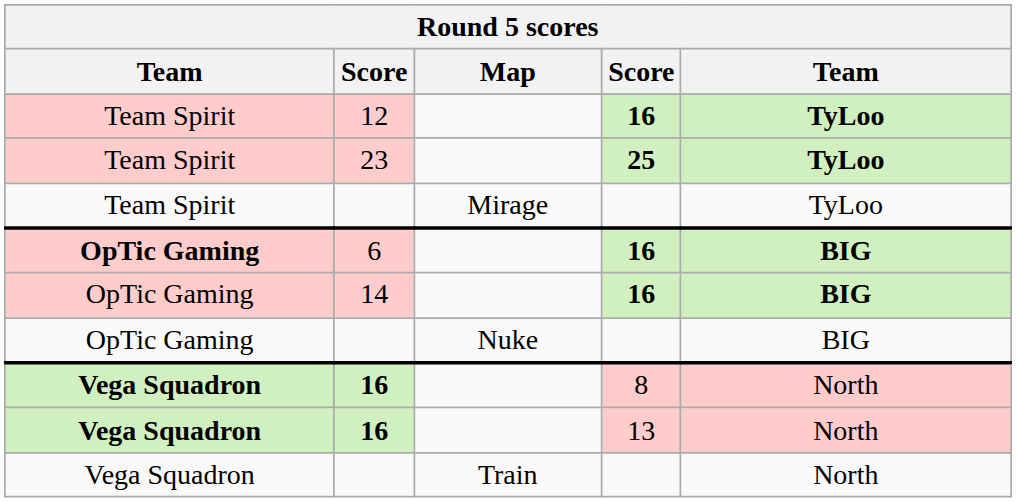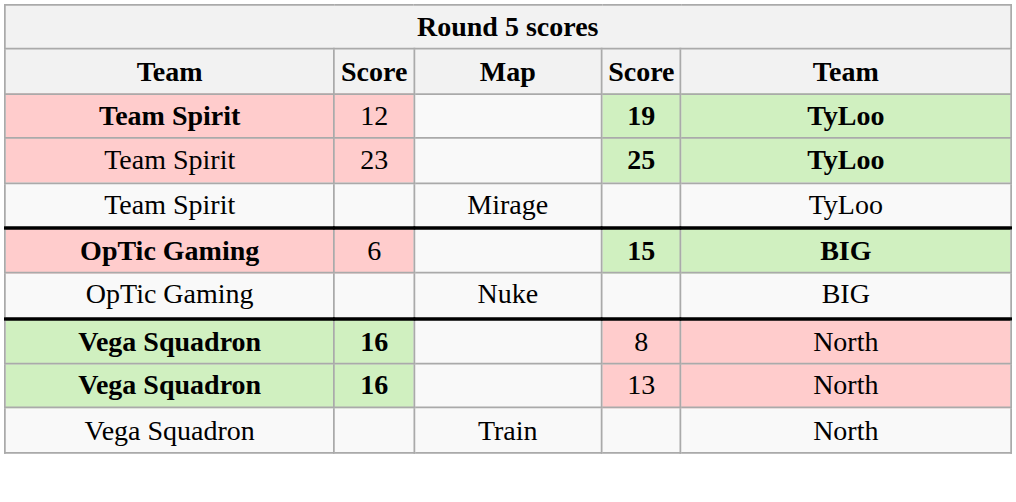(170, 115) normal -> (170, 115) bold
(641, 115) 16 -> (641, 115) 19
(641, 250) 16 -> (641, 250) 15
- row: (374, 294)
